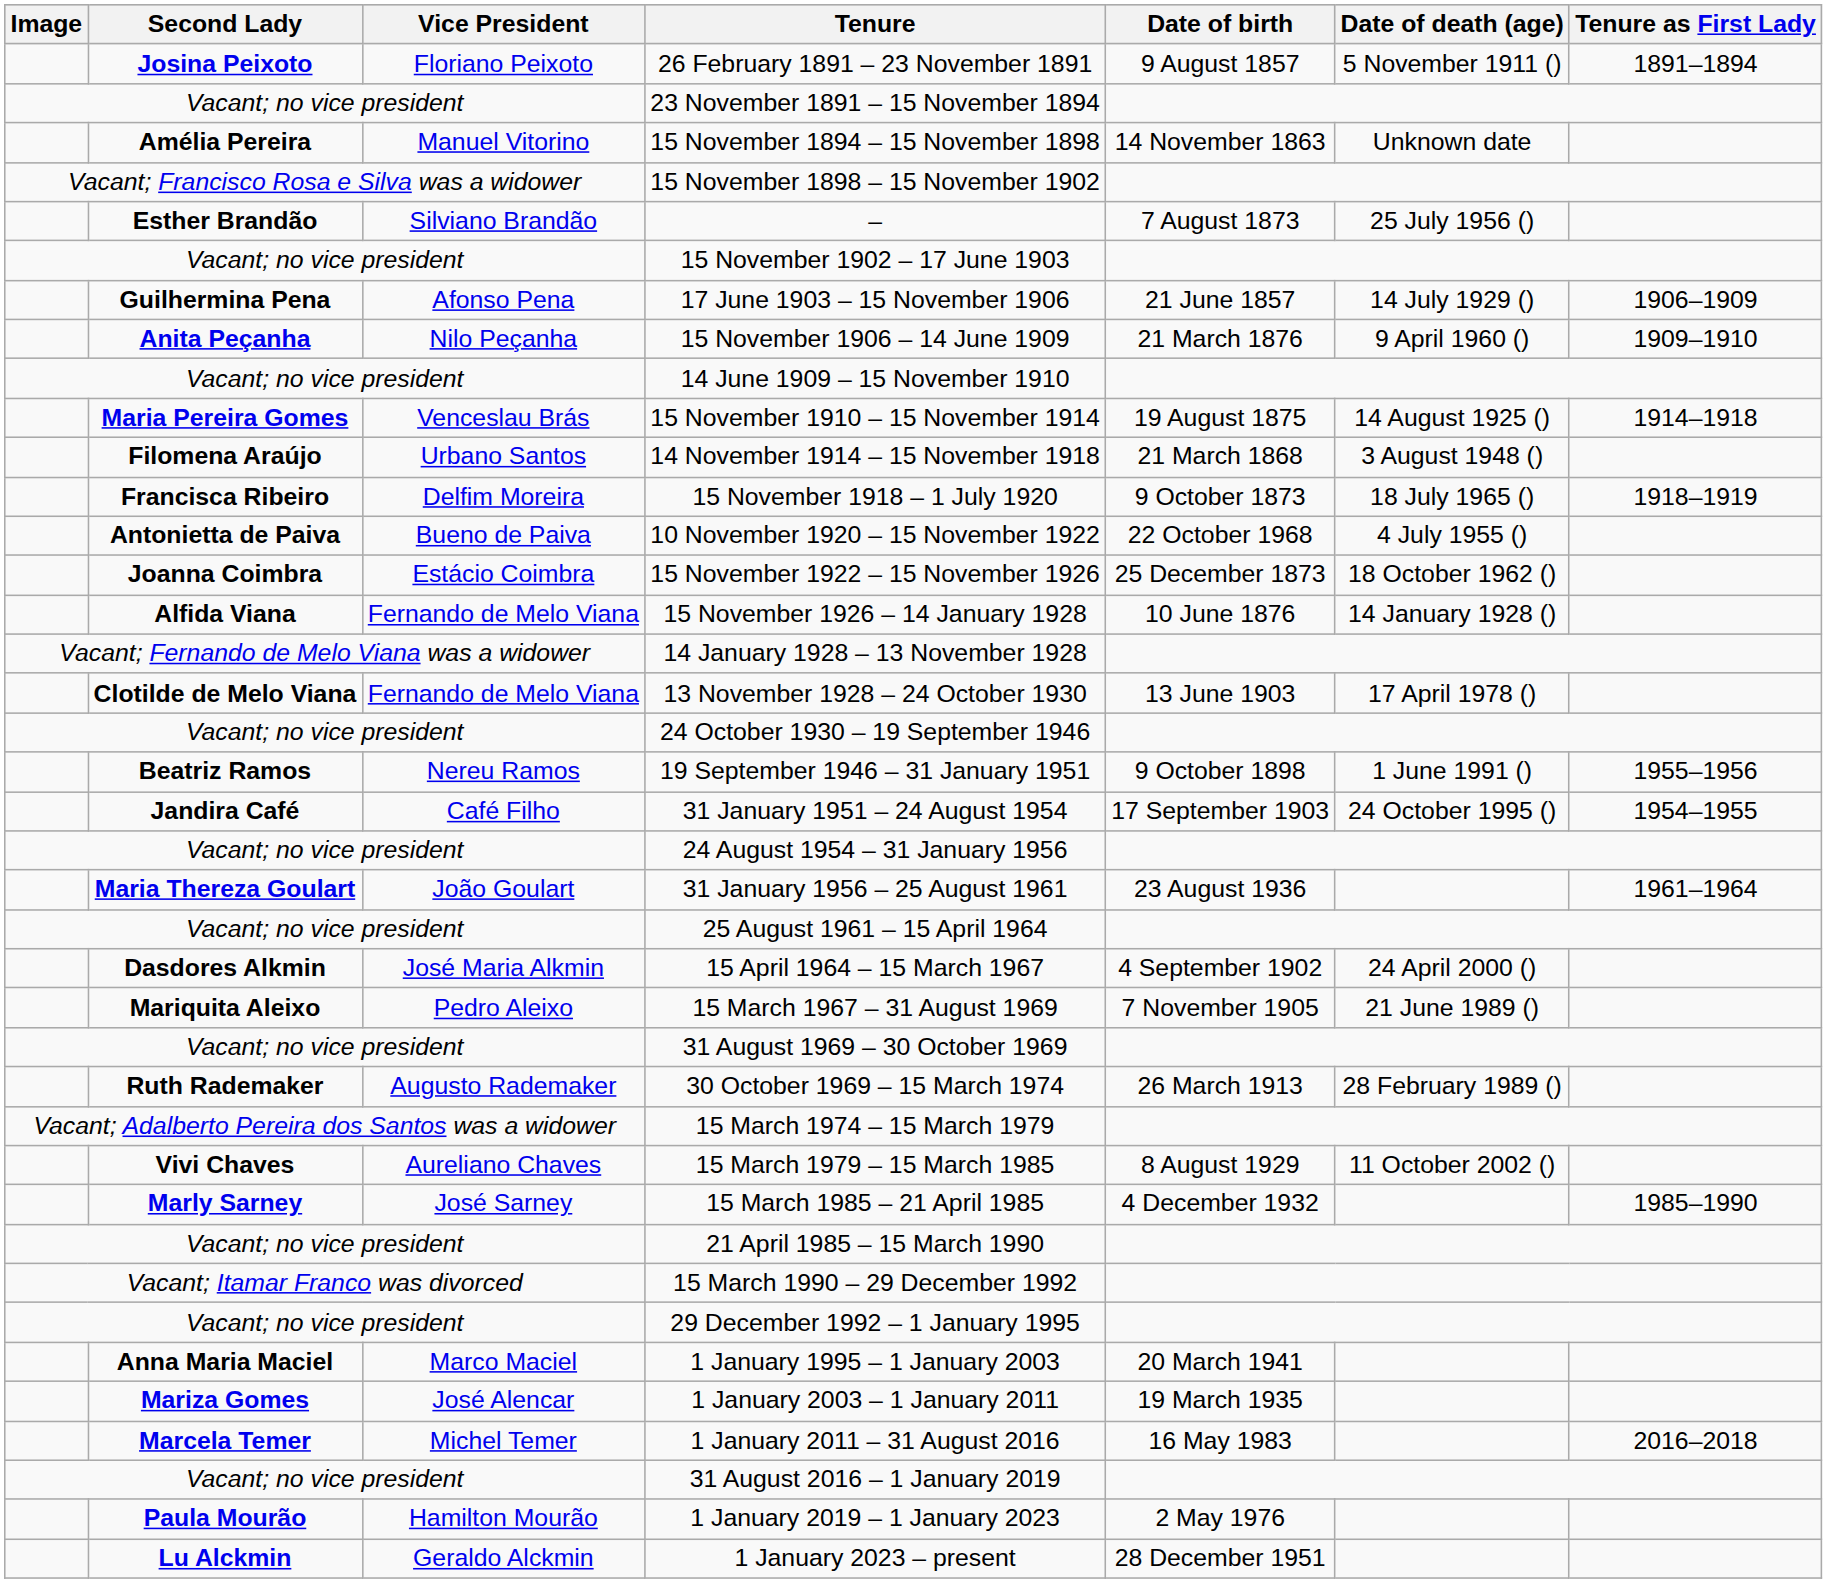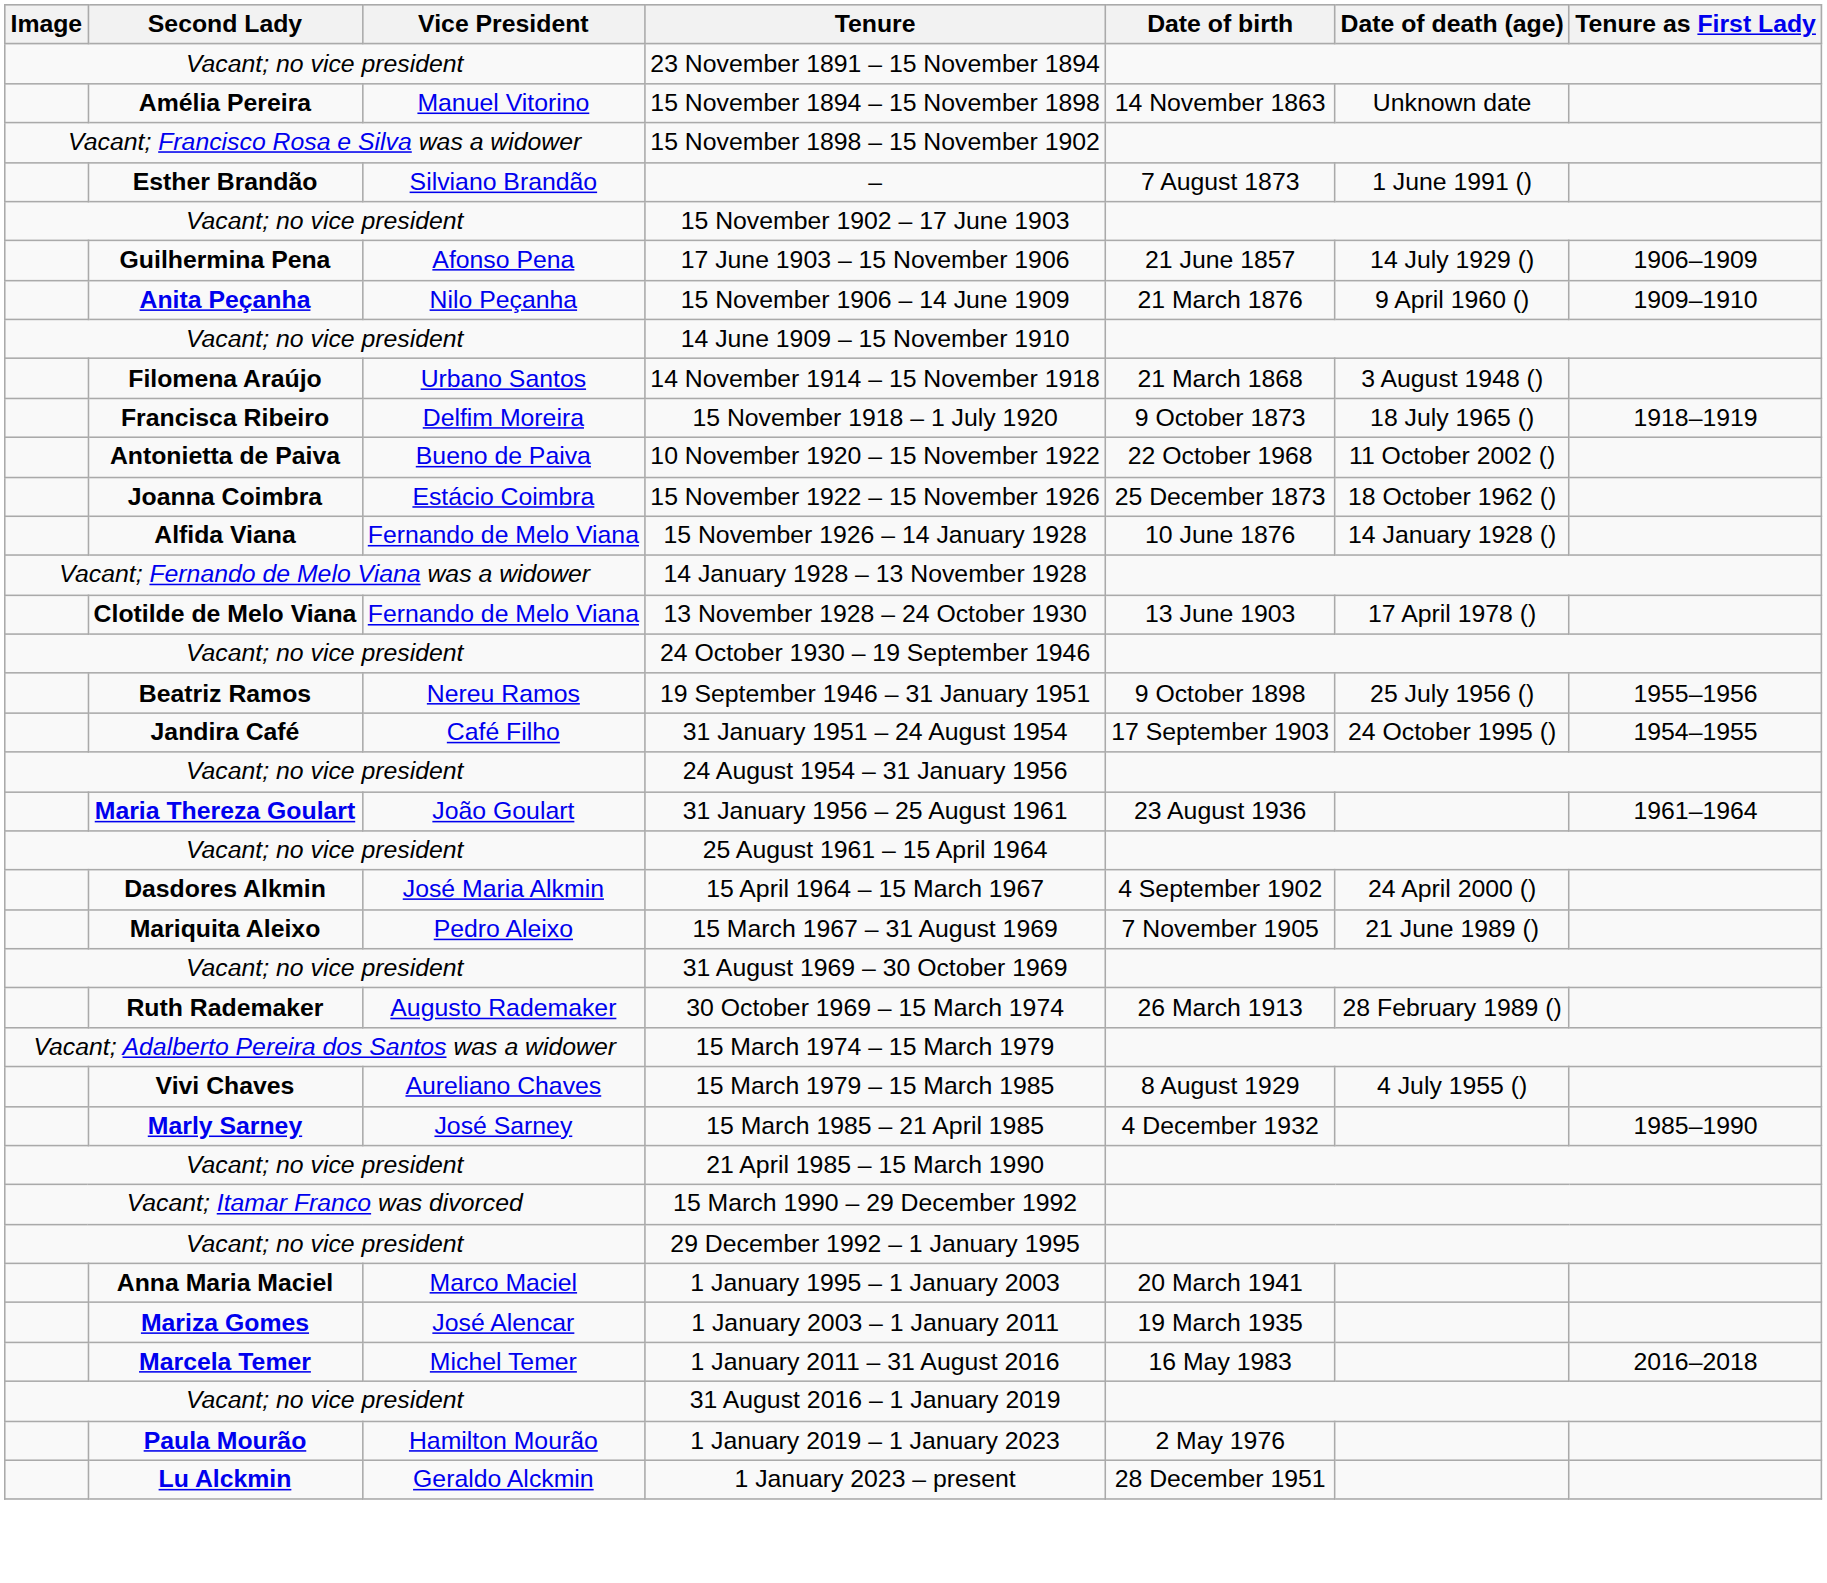- row: (875, 63)
(1452, 220) 25 July 1956 () -> (1452, 181) 1 June 1991 ()
- row: (875, 417)
(1452, 535) 4 July 1955 () -> (1452, 456) 11 October 2002 ()
(1452, 771) 1 June 1991 () -> (1452, 692) 25 July 1956 ()
(1452, 1164) 11 October 2002 () -> (1452, 1086) 4 July 1955 ()
